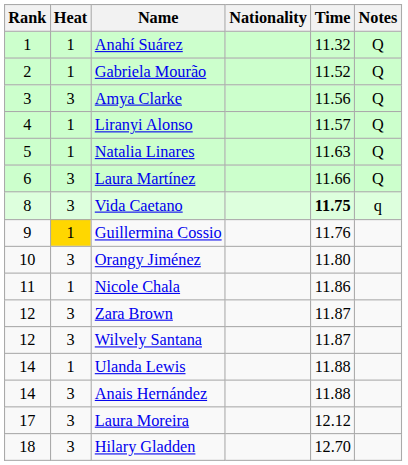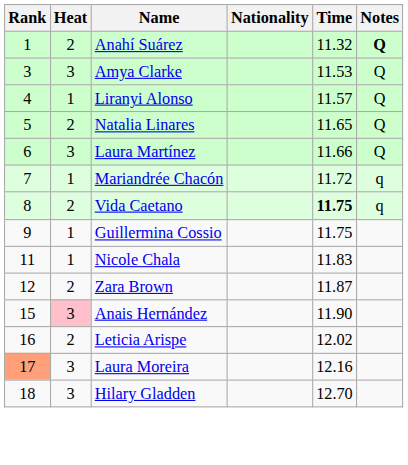(71, 44) 1 -> (71, 44) 2
(378, 44) normal -> (380, 44) bold
- row: (151, 71)
(333, 98) 11.56 -> (334, 71) 11.53
(71, 152) 1 -> (71, 125) 2
(333, 152) 11.63 -> (334, 125) 11.65
+ row: (159, 178)
(71, 205) 3 -> (71, 205) 2
(71, 232) gold background -> (71, 232) no background
(333, 232) 11.76 -> (334, 232) 11.75
- row: (148, 259)
(333, 286) 11.86 -> (334, 259) 11.83
(71, 313) 3 -> (71, 286) 2
- row: (148, 339)
- row: (140, 366)
(27, 393) 14 -> (27, 313) 15
(71, 393) no background -> (71, 313) pink background
(333, 393) 11.88 -> (334, 313) 11.90
+ row: (141, 339)
(27, 420) no background -> (27, 366) lightsalmon background
(333, 420) 12.12 -> (334, 366) 12.16
